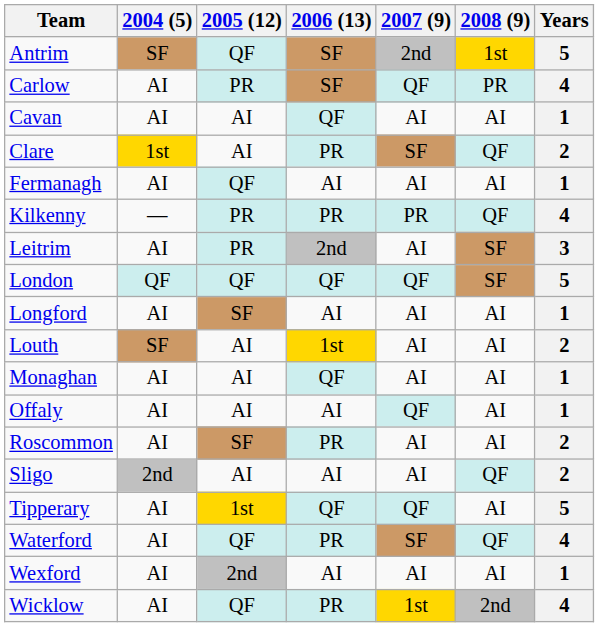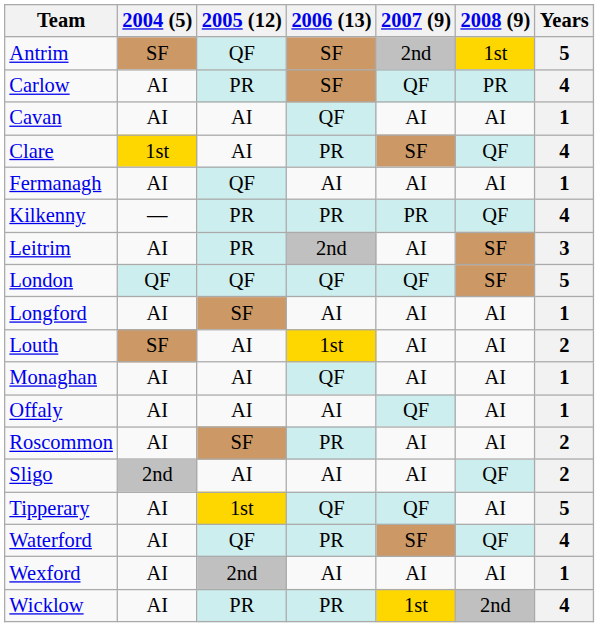(564, 150) 2 -> (564, 150) 4
(242, 605) QF -> (242, 605) PR
